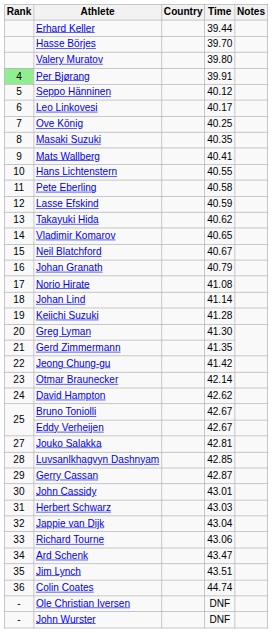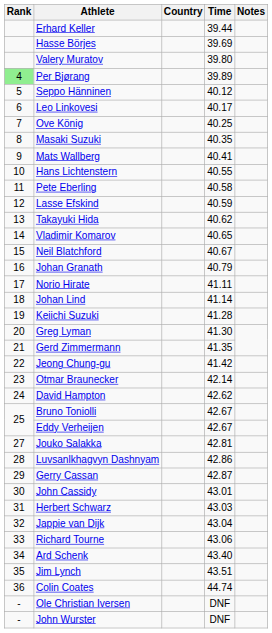(220, 44) 39.70 -> (220, 44) 39.69
(220, 76) 39.91 -> (220, 76) 39.89
(220, 284) 41.08 -> (220, 284) 41.11
(220, 460) 42.85 -> (220, 460) 42.86
(220, 556) 43.47 -> (220, 556) 43.40
